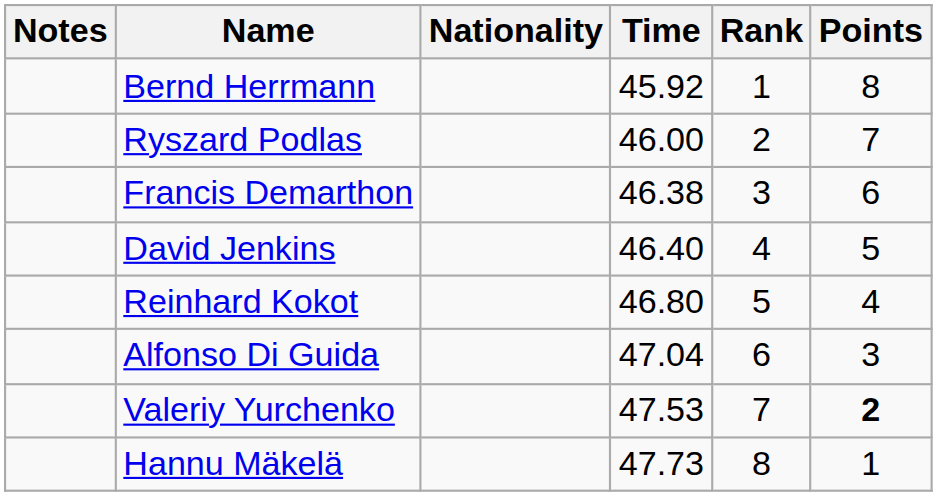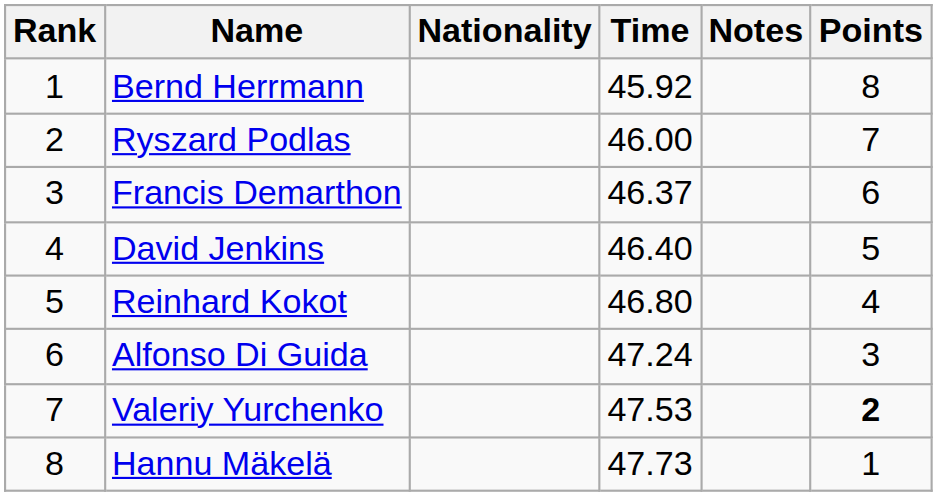columns swapped: (761, 31) <-> (60, 31)
(661, 193) 46.38 -> (650, 193) 46.37
(661, 355) 47.04 -> (650, 355) 47.24
